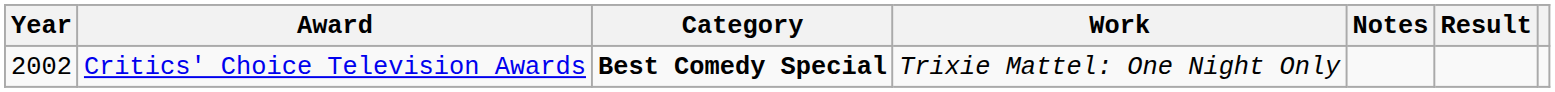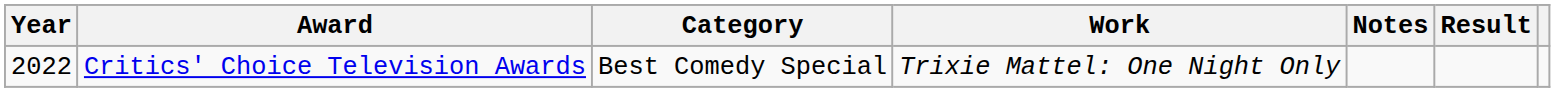(41, 67) 2002 -> (41, 67) 2022
(743, 67) bold -> (743, 67) normal
